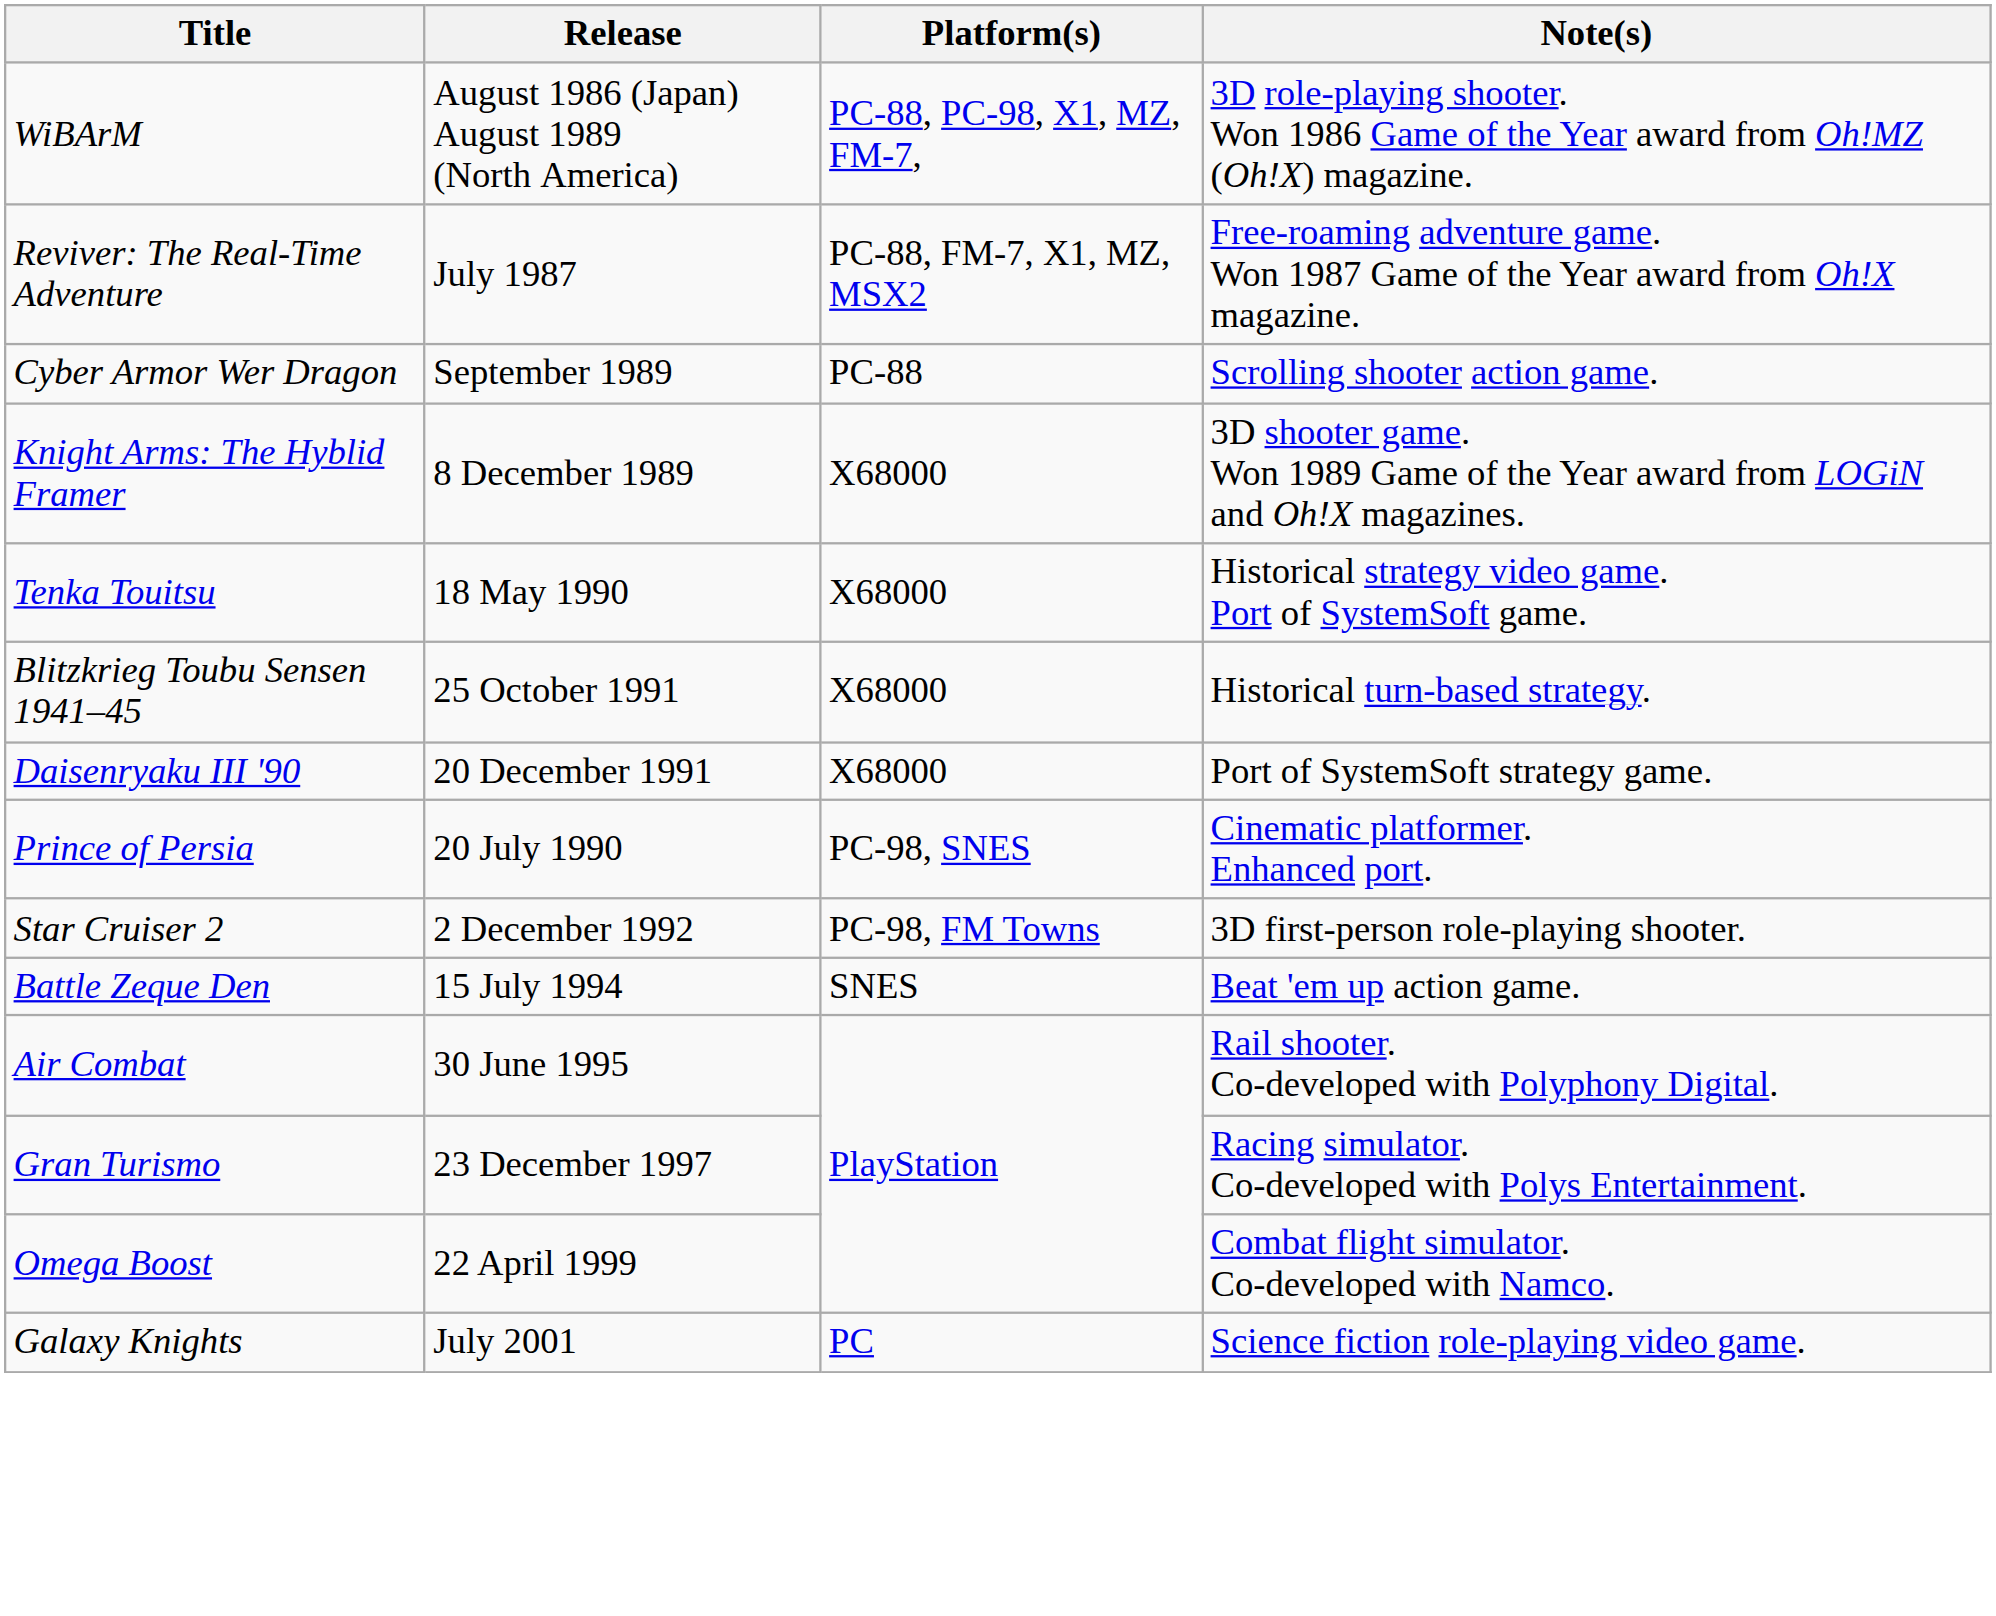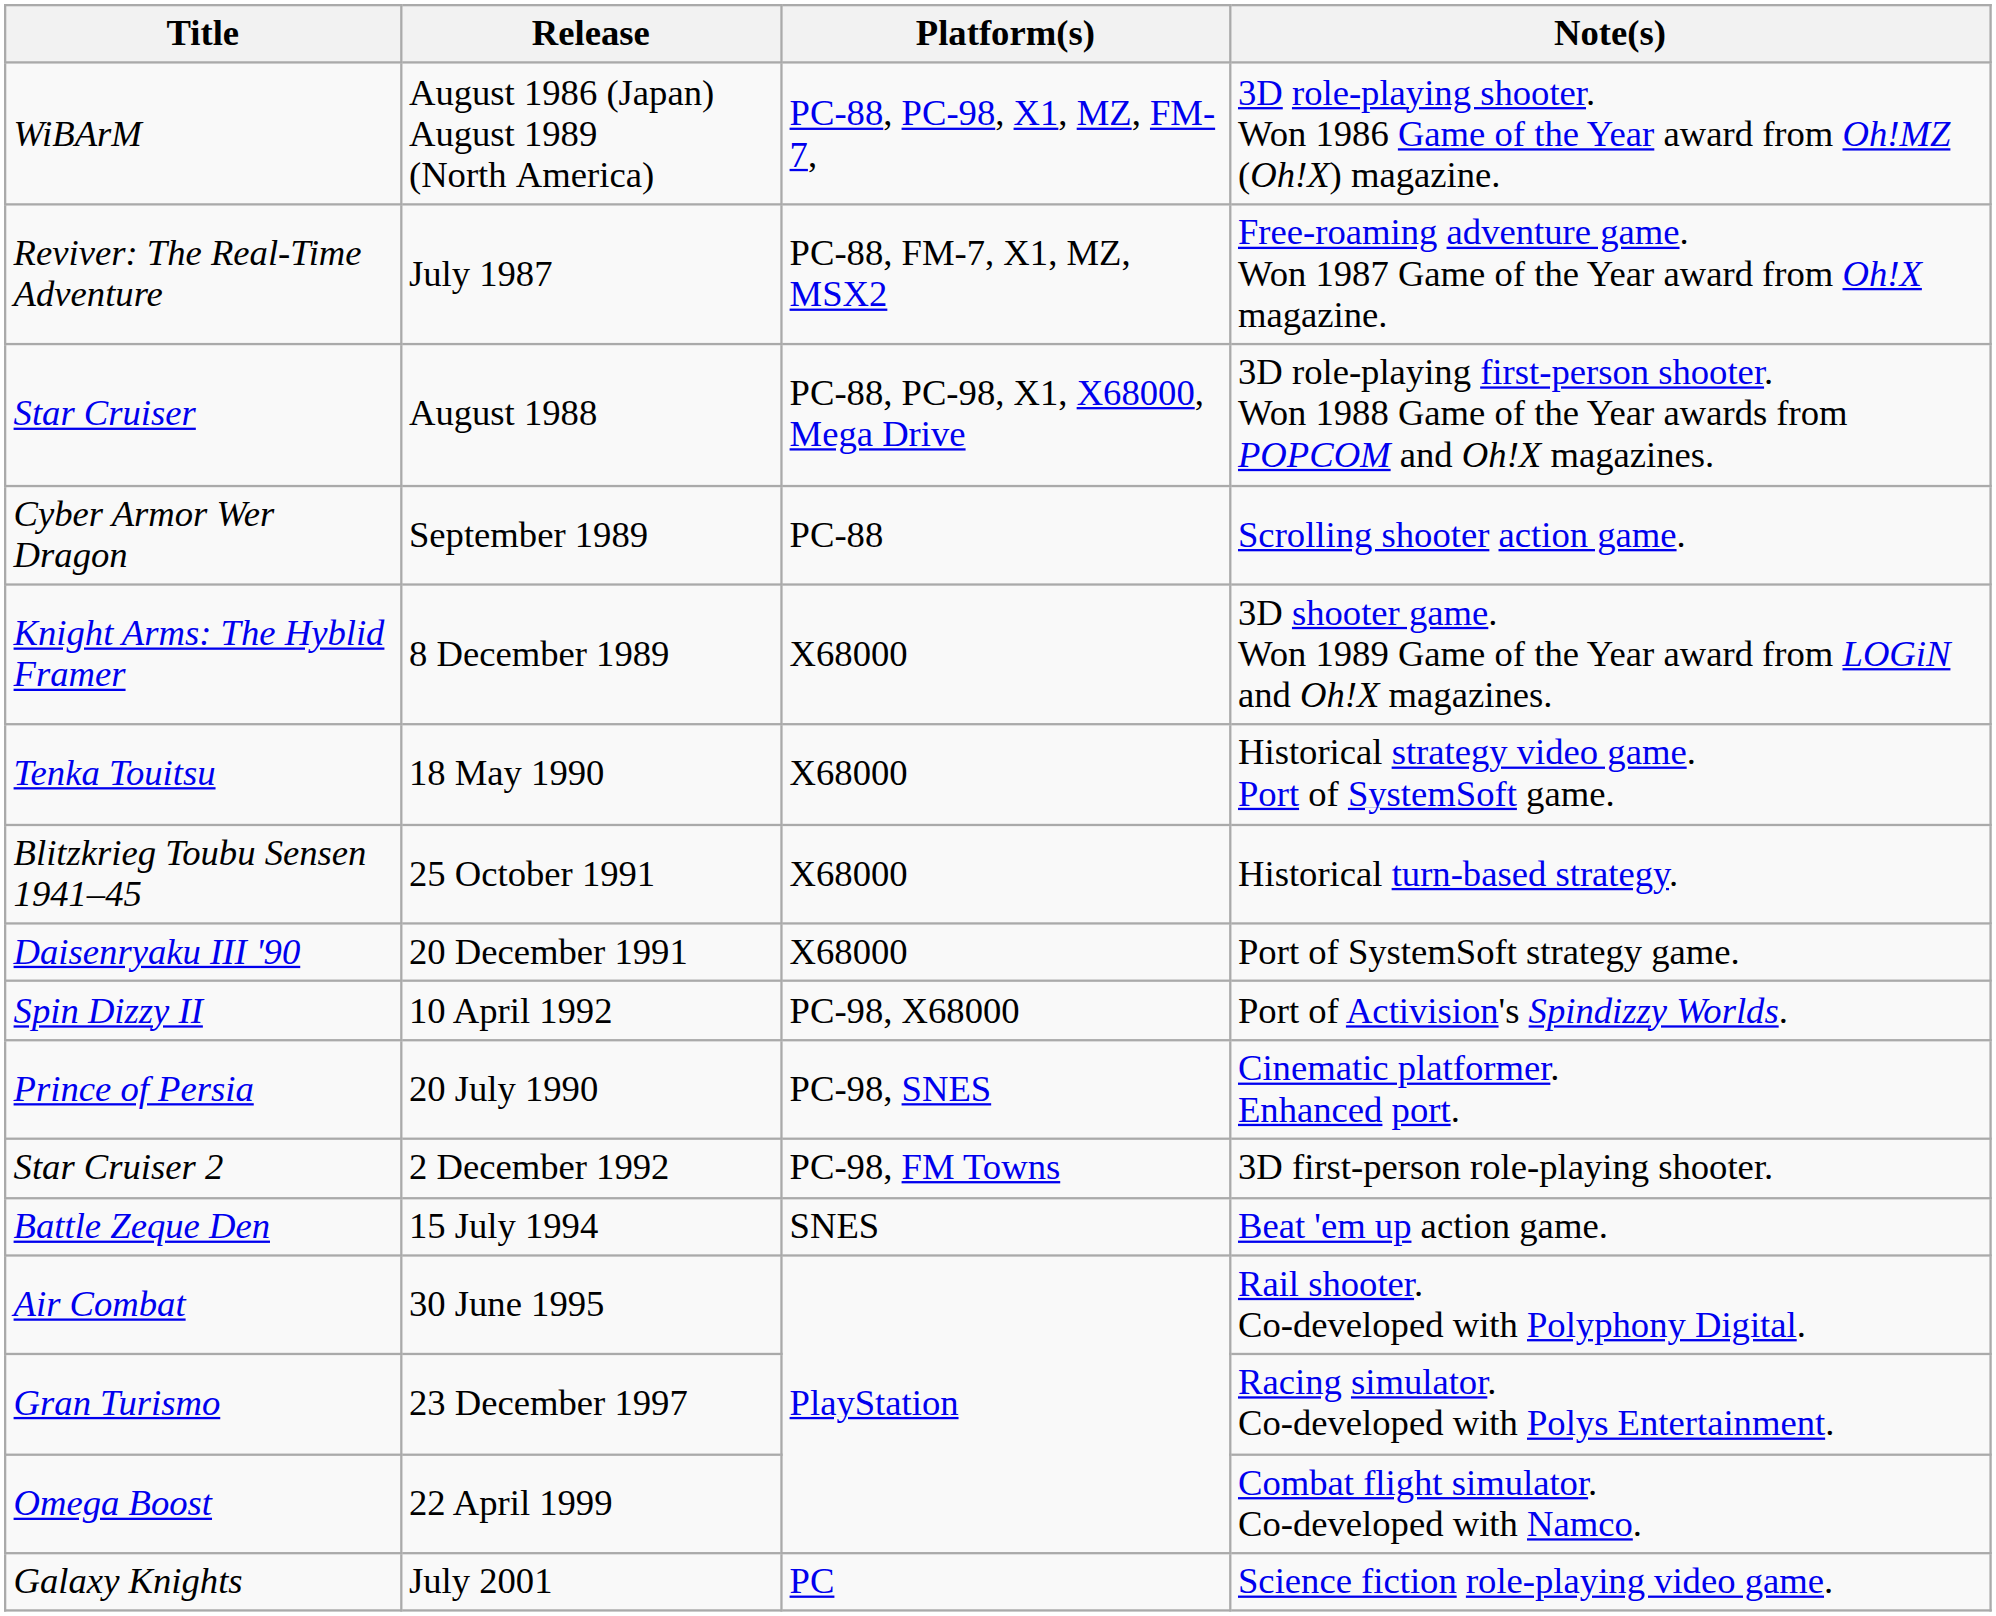+ row: (105, 413)
+ row: (108, 1009)
